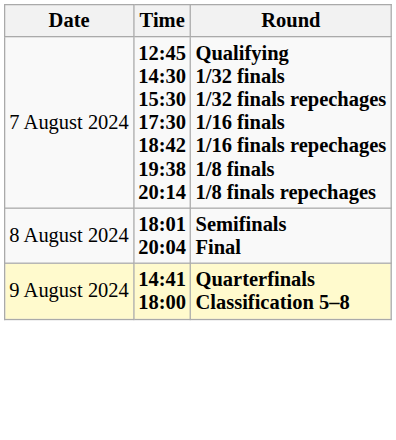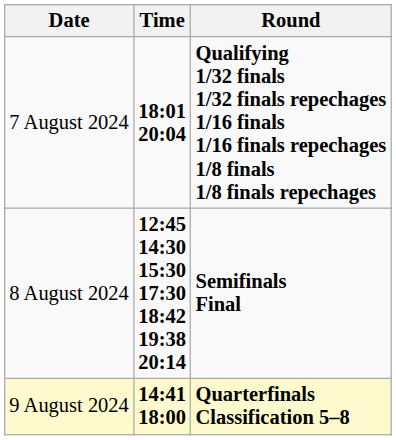(162, 122) 12:45 14:30 15:30 17:30 18:42 19:38 20:14 -> (162, 122) 18:01 20:04
(162, 235) 18:01 20:04 -> (162, 293) 12:45 14:30 15:30 17:30 18:42 19:38 20:14
